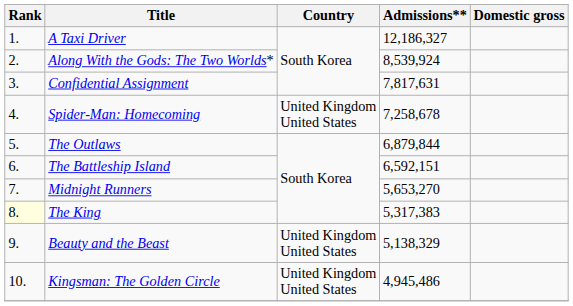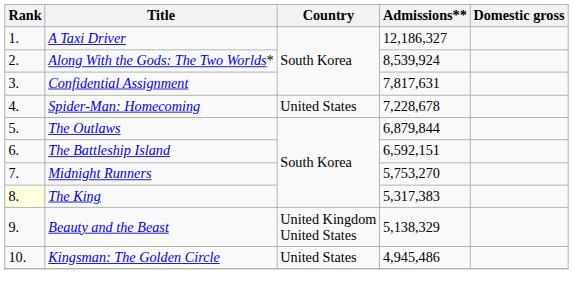(328, 114) United Kingdom United States -> (318, 106) United States
(411, 114) 7,258,678 -> (411, 106) 7,228,678
(411, 189) 5,653,270 -> (411, 173) 5,753,270
(328, 281) United Kingdom United States -> (318, 257) United States
